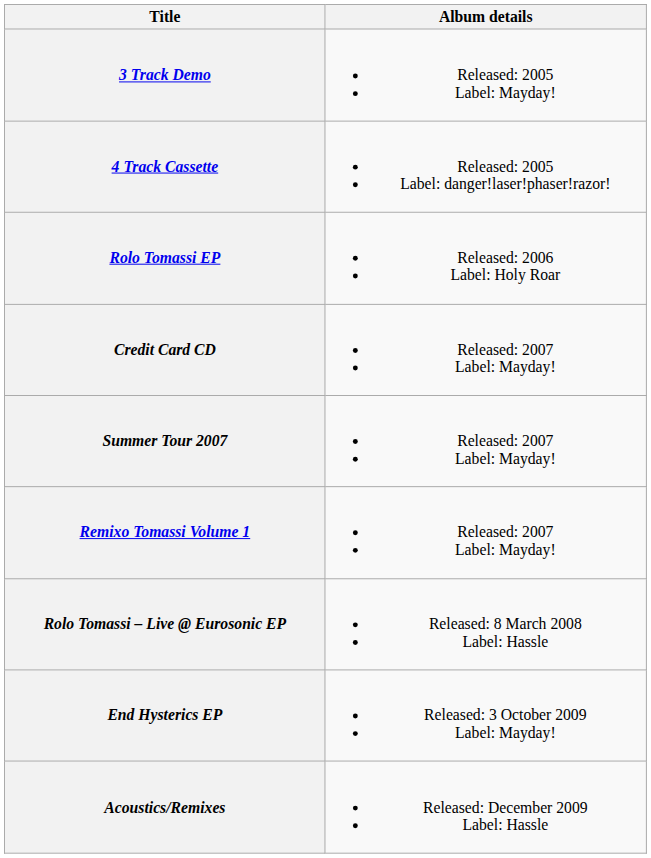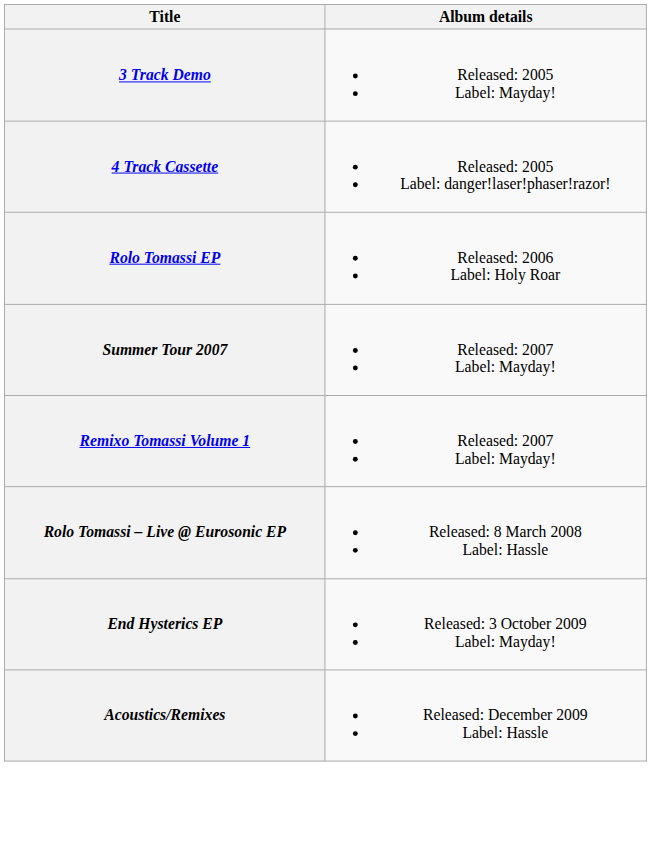- row: (165, 349)
